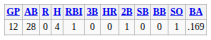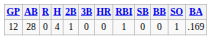columns swapped: (127, 12) <-> (74, 12)
